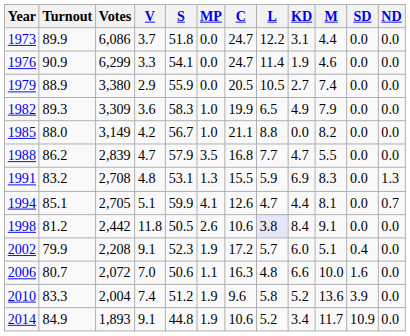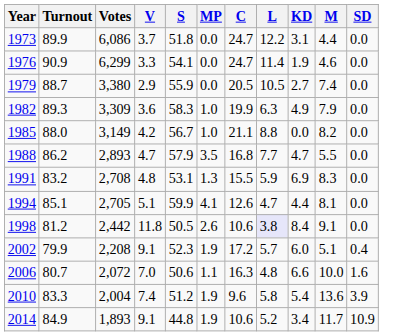- column: (392, 16)
(55, 86) 88.9 -> (55, 86) 88.7
(269, 109) 6.5 -> (269, 109) 6.3
(115, 156) 2,839 -> (115, 156) 2,893
(300, 296) 5.2 -> (300, 296) 5.4
